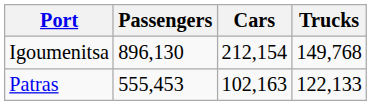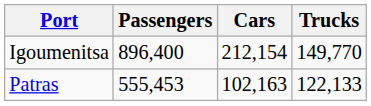(151, 52) 896,130 -> (151, 52) 896,400
(329, 52) 149,768 -> (329, 52) 149,770
